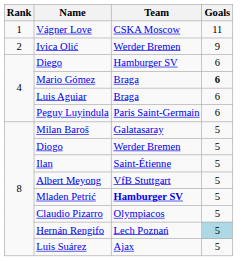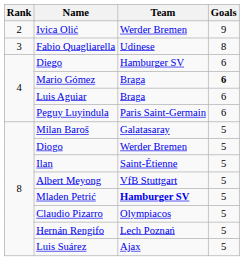- row: (64, 29)
+ row: (76, 46)
(217, 230) lightblue background -> (224, 230) no background
